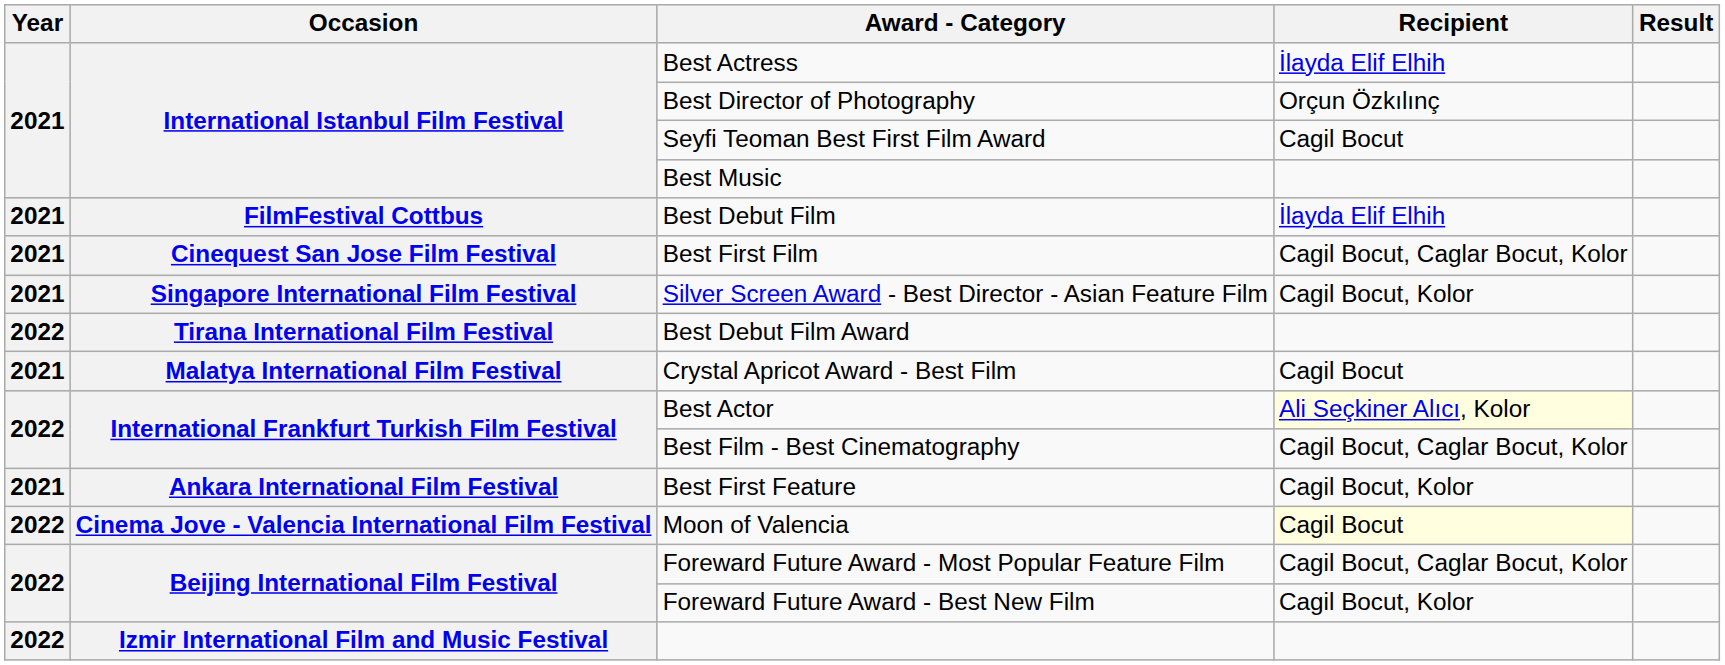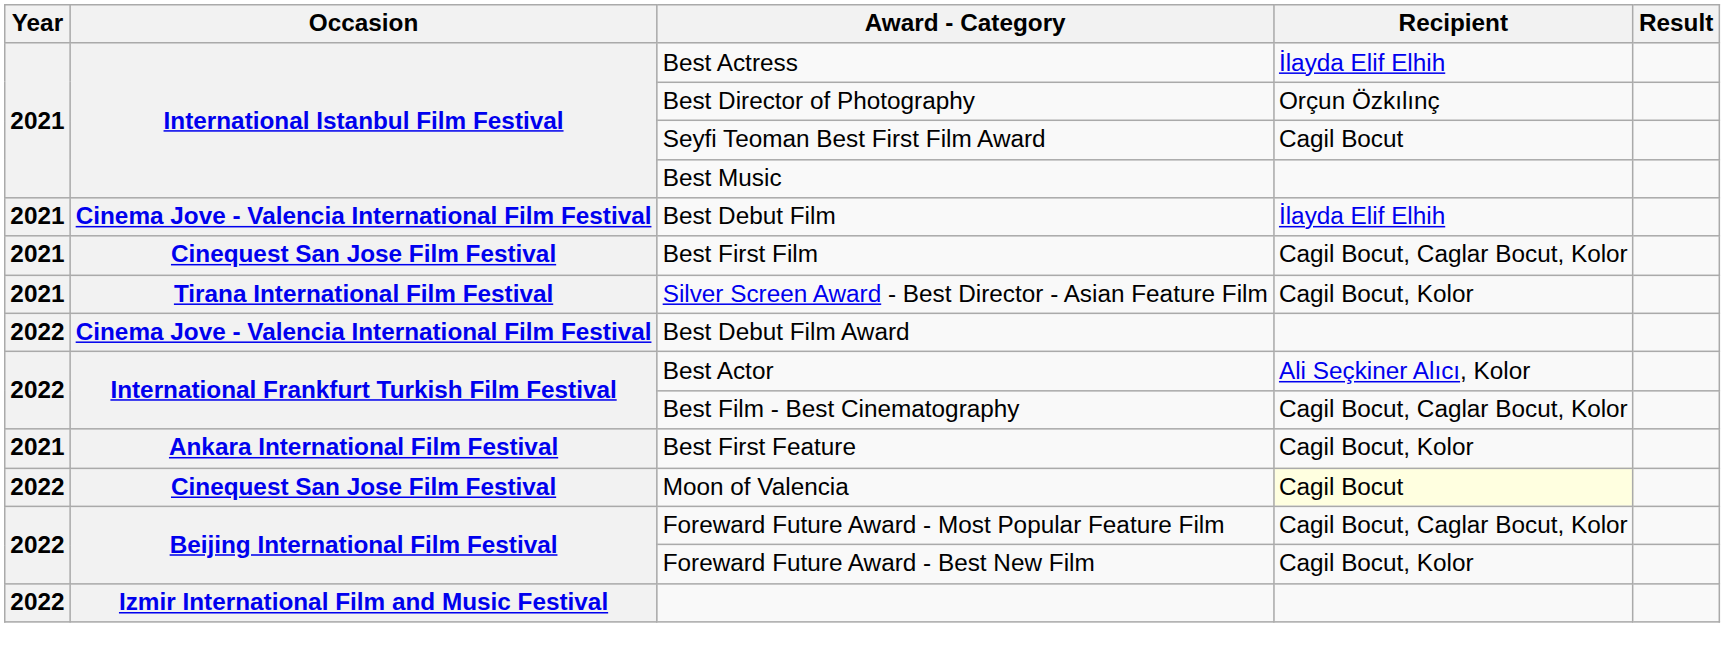(364, 216) FilmFestival Cottbus -> (364, 216) Cinema Jove - Valencia International Film Festival
(364, 293) Singapore International Film Festival -> (364, 293) Tirana International Film Festival
(364, 332) Tirana International Film Festival -> (364, 332) Cinema Jove - Valencia International Film Festival
- row: (839, 370)
(1405, 409) lightyellow background -> (1405, 370) no background
(364, 525) Cinema Jove - Valencia International Film Festival -> (364, 486) Cinequest San Jose Film Festival
